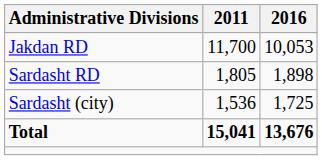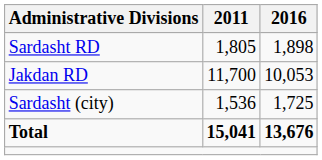rows swapped: (48, 47) <-> (54, 75)
